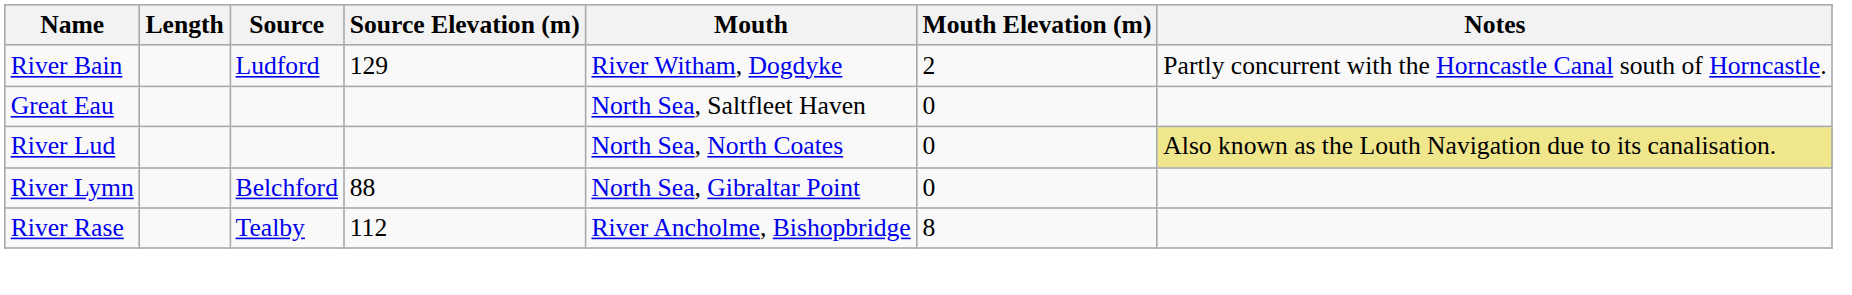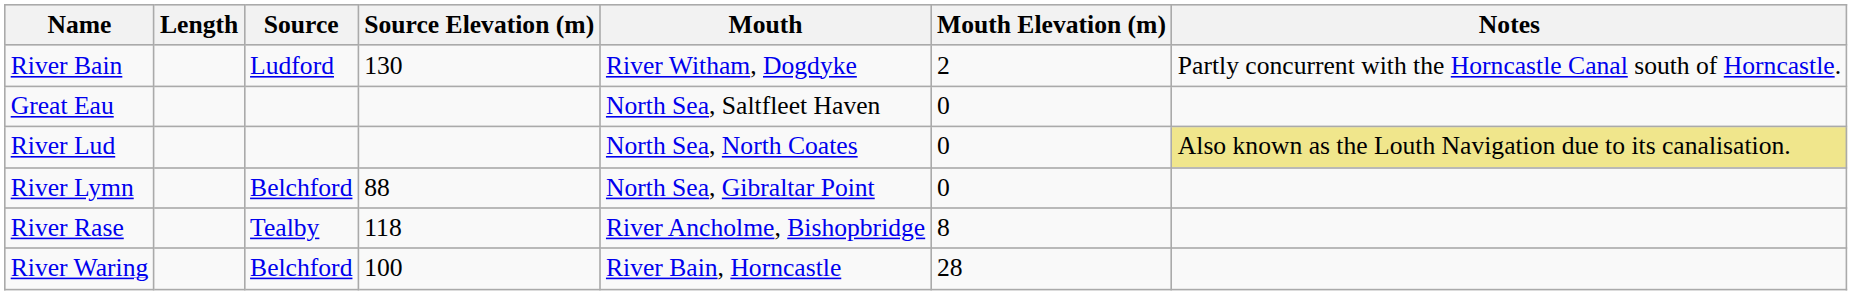(369, 65) 129 -> (383, 65) 130
(368, 227) 112 -> (383, 227) 118
+ row: (79, 268)
